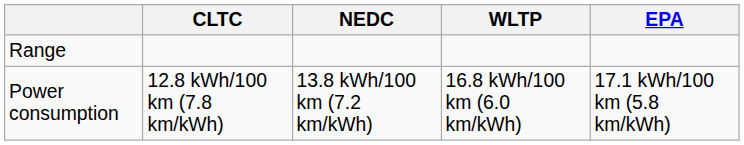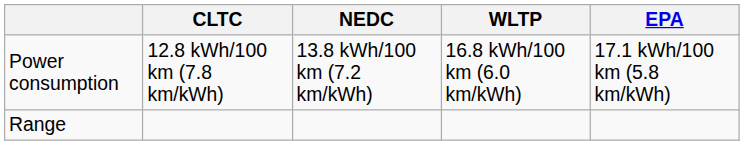rows swapped: (38, 50) <-> (64, 103)
